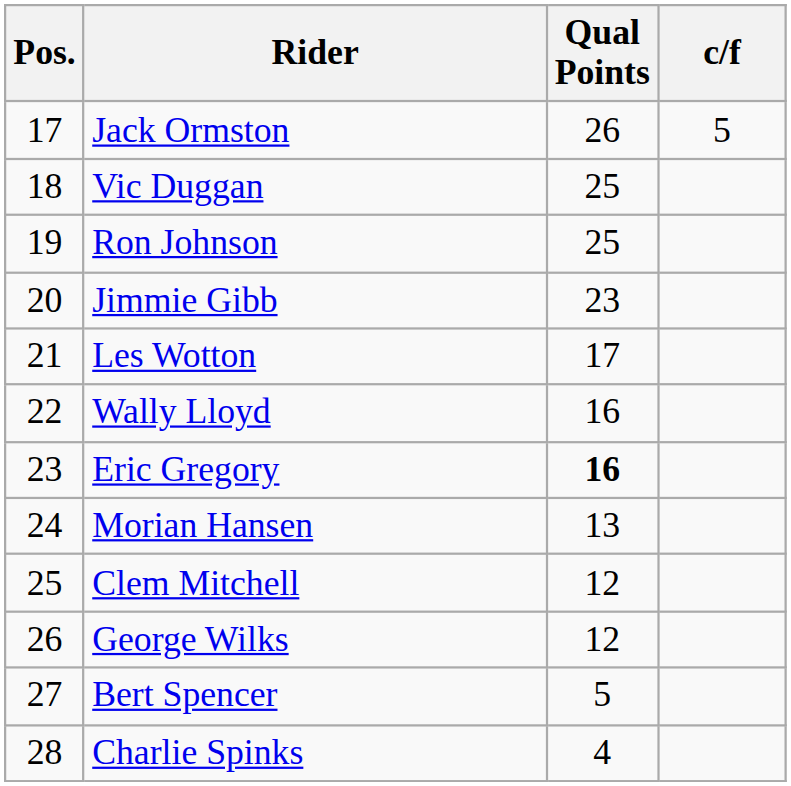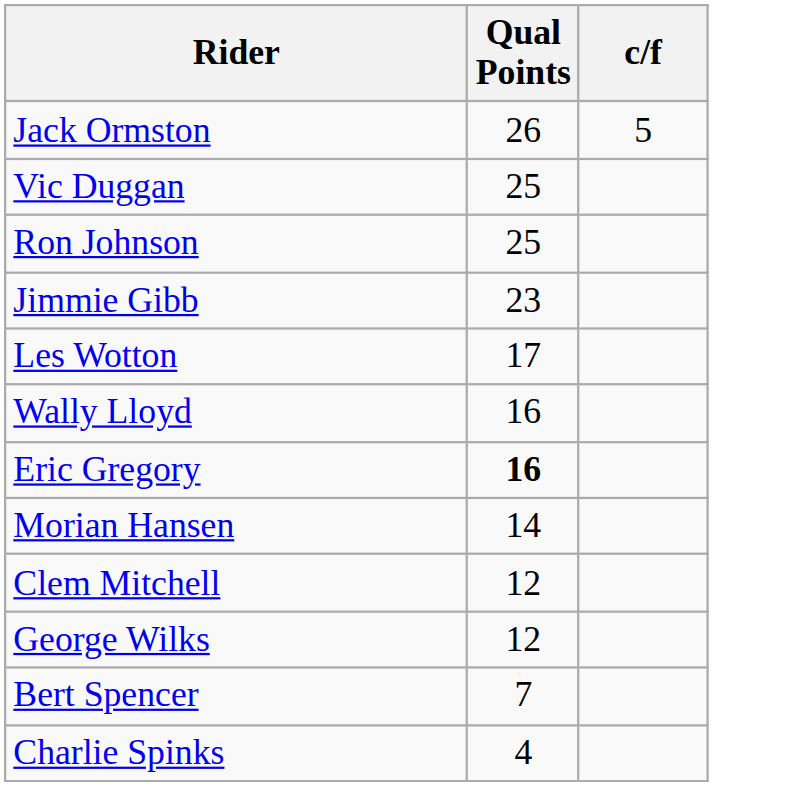- column: (45, 52)
(602, 525) 13 -> (523, 525) 14
(602, 695) 5 -> (523, 695) 7
